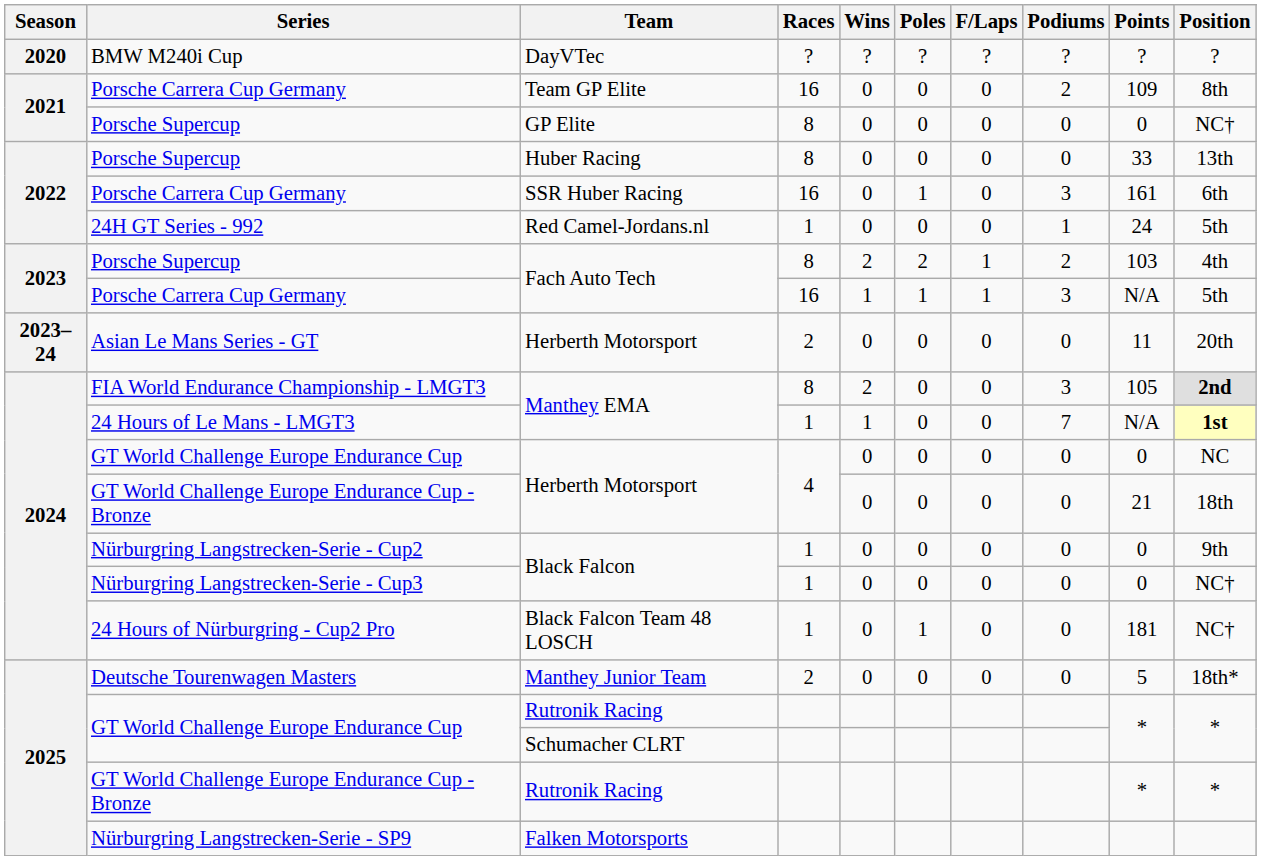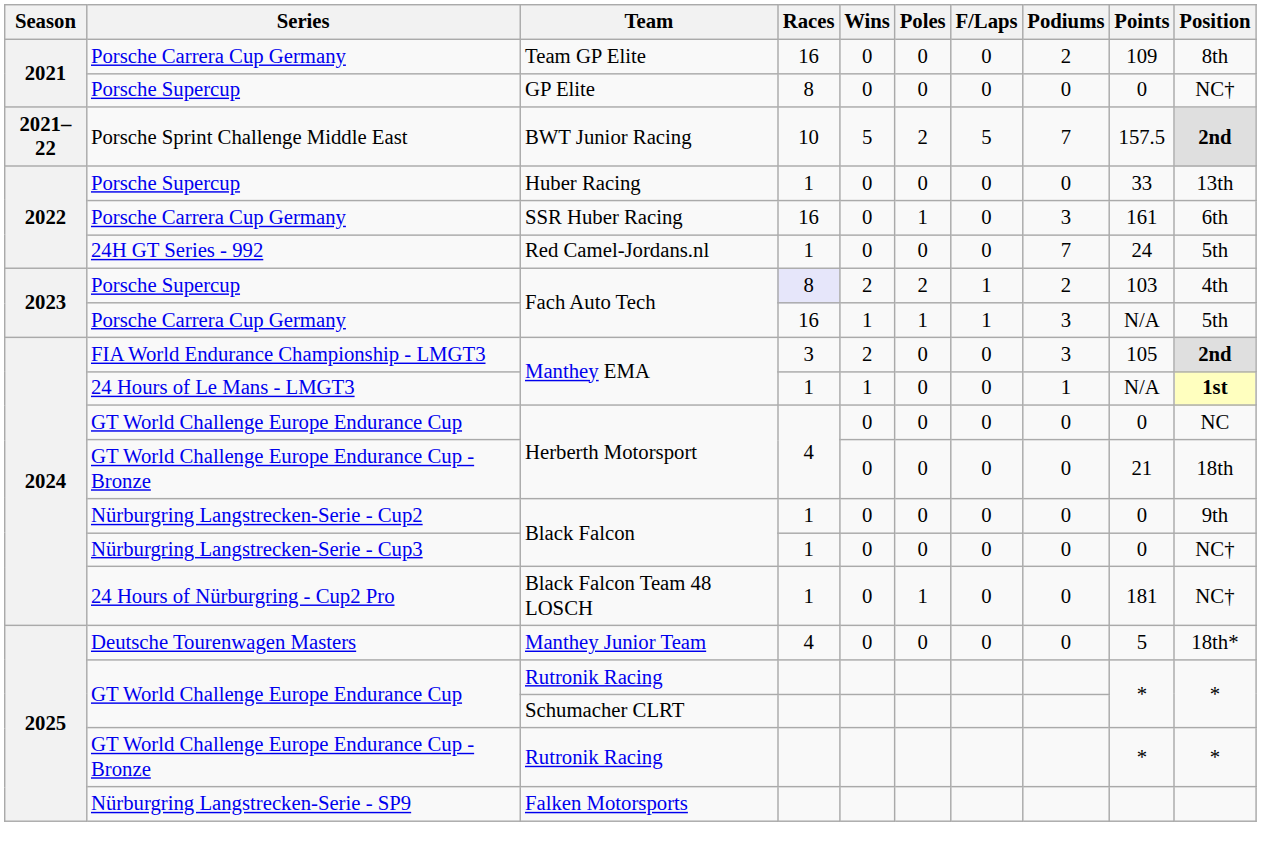- row: (167, 56)
+ row: (249, 136)
(809, 158) 8 -> (809, 183) 1
(1066, 227) 1 -> (1066, 251) 7
(809, 261) no background -> (809, 285) lavender background
- row: (205, 342)
(809, 388) 8 -> (809, 354) 3
(1066, 422) 7 -> (1066, 388) 1
(809, 676) 2 -> (809, 642) 4
